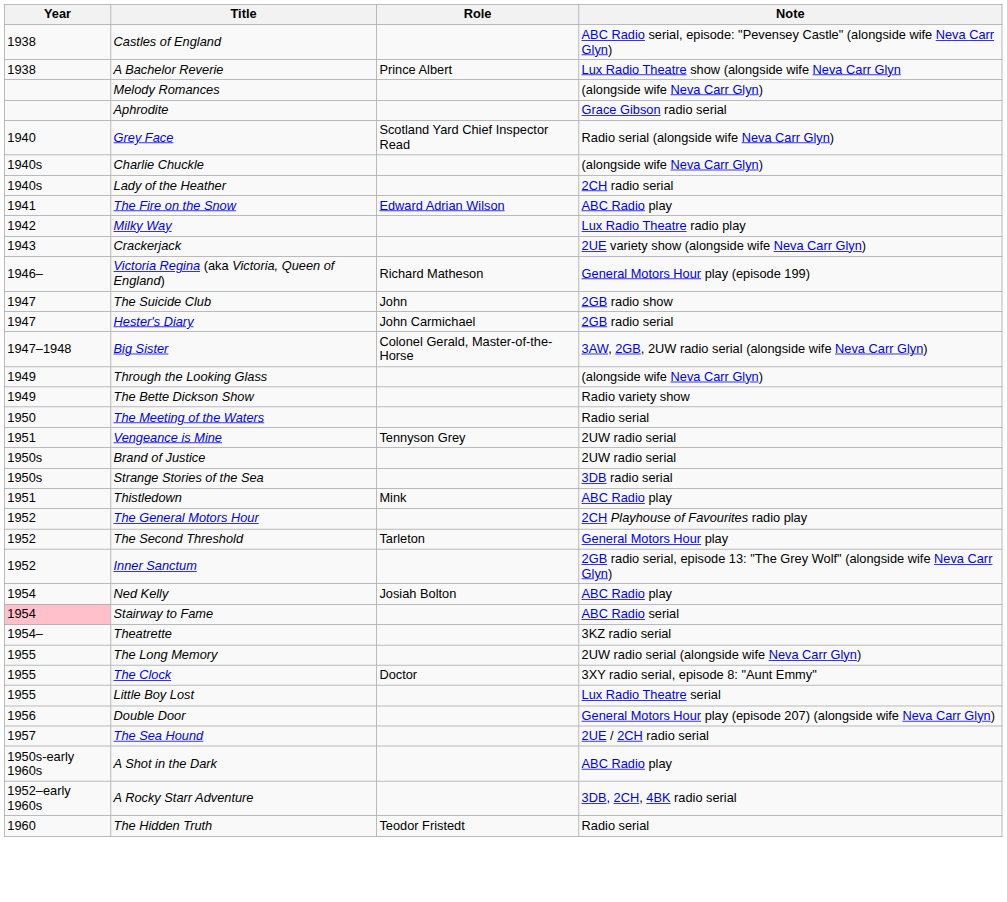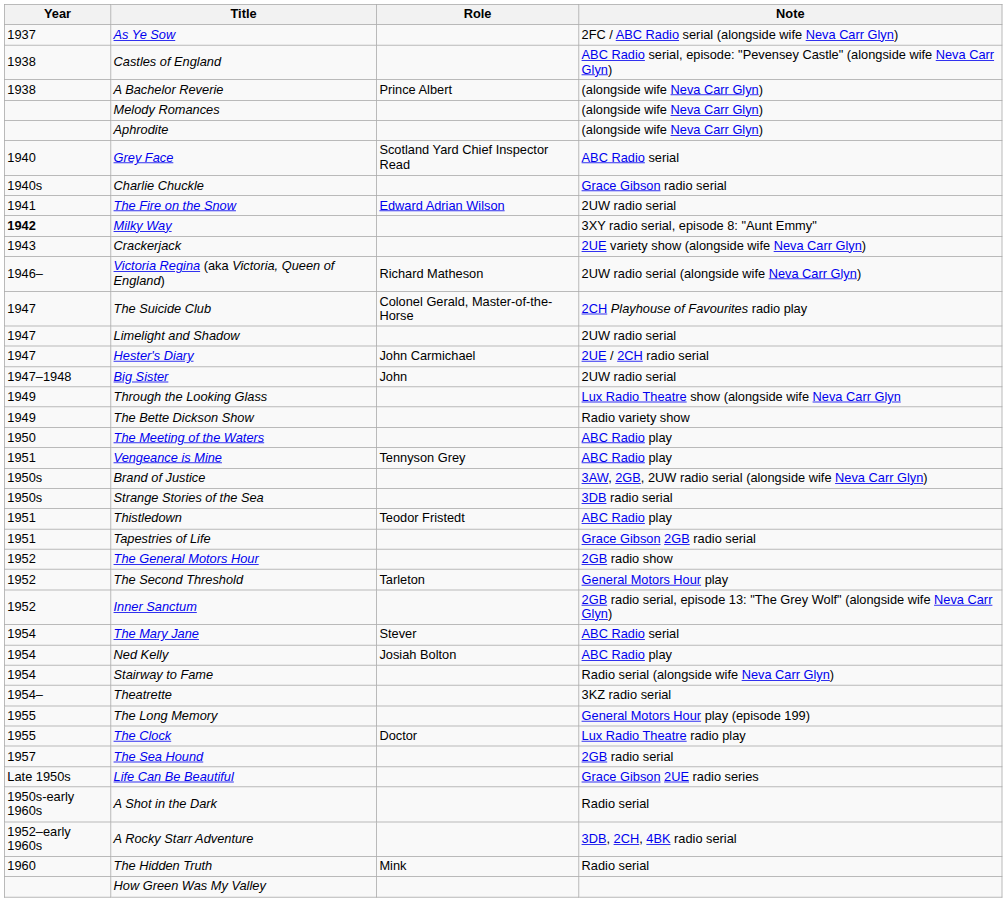+ row: (144, 34)
(741, 69) Lux Radio Theatre show (alongside wife Neva Carr Glyn -> (672, 89) (alongside wife Neva Carr Glyn)
(654, 110) Grace Gibson radio serial -> (672, 130) (alongside wife Neva Carr Glyn)
(708, 137) Radio serial (alongside wife Neva Carr Glyn) -> (630, 158) ABC Radio serial
(672, 165) (alongside wife Neva Carr Glyn) -> (654, 185) Grace Gibson radio serial
- row: (170, 185)
(627, 205) ABC Radio play -> (629, 205) 2UW radio serial
(22, 226) normal -> (22, 226) bold
(664, 226) Lux Radio Theatre radio play -> (699, 226) 3XY radio serial, episode 8: "Aunt Emmy"
(696, 273) General Motors Hour play (episode 199) -> (721, 273) 2UW radio serial (alongside wife Neva Carr Glyn)
(393, 301) John -> (466, 308) Colonel Gerald, Master-of-the-Horse
(627, 301) 2GB radio show -> (694, 308) 2CH Playhouse of Favourites radio play
+ row: (177, 336)
(627, 321) 2GB radio serial -> (645, 356) 2UE / 2CH radio serial
(466, 349) Colonel Gerald, Master-of-the-Horse -> (393, 376) John
(755, 349) 3AW, 2GB, 2UW radio serial (alongside wife Neva Carr Glyn) -> (629, 376) 2UW radio serial
(672, 376) (alongside wife Neva Carr Glyn) -> (741, 397) Lux Radio Theatre show (alongside wife Neva Carr Glyn
(615, 417) Radio serial -> (627, 437) ABC Radio play
(629, 437) 2UW radio serial -> (627, 457) ABC Radio play
(629, 457) 2UW radio serial -> (755, 478) 3AW, 2GB, 2UW radio serial (alongside wife Neva Carr Glyn)
(393, 498) Mink -> (422, 518) Teodor Fristedt
+ row: (162, 539)
(694, 518) 2CH Playhouse of Favourites radio play -> (627, 559) 2GB radio show
+ row: (156, 634)
(22, 614) pink background -> (22, 675) no background
(630, 614) ABC Radio serial -> (708, 675) Radio serial (alongside wife Neva Carr Glyn)
(721, 655) 2UW radio serial (alongside wife Neva Carr Glyn) -> (696, 715) General Motors Hour play (episode 199)
(699, 675) 3XY radio serial, episode 8: "Aunt Emmy" -> (664, 736) Lux Radio Theatre radio play
- row: (154, 695)
- row: (149, 715)
(645, 736) 2UE / 2CH radio serial -> (627, 756) 2GB radio serial
+ row: (174, 776)
(627, 763) ABC Radio play -> (615, 804) Radio serial
(422, 825) Teodor Fristedt -> (393, 866) Mink
+ row: (190, 886)
